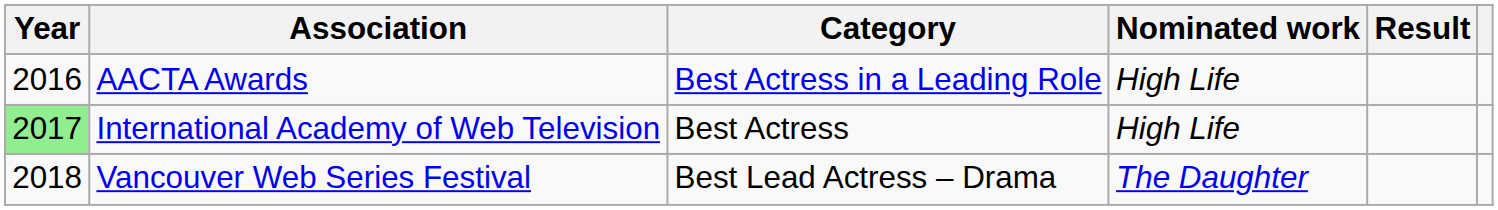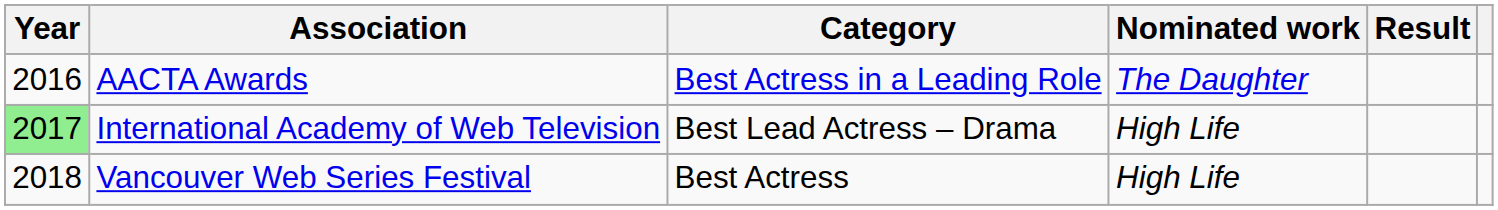(1178, 79) High Life -> (1212, 79) The Daughter
(762, 128) Best Actress -> (865, 128) Best Lead Actress – Drama
(865, 178) Best Lead Actress – Drama -> (762, 178) Best Actress
(1212, 178) The Daughter -> (1178, 178) High Life
